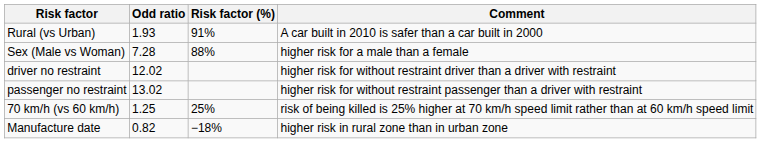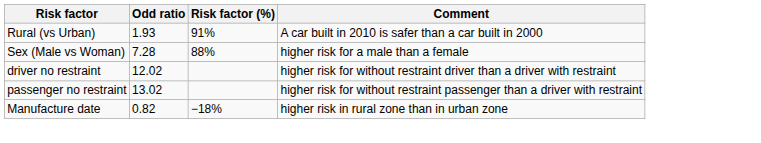- row: (63, 109)
